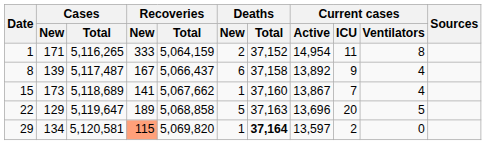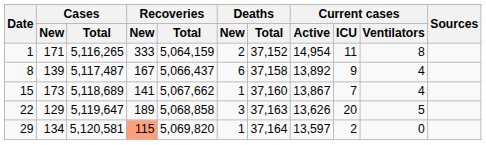(241, 110) 5 -> (241, 110) 3
(312, 110) 13,696 -> (312, 110) 13,626
(269, 129) bold -> (269, 129) normal
